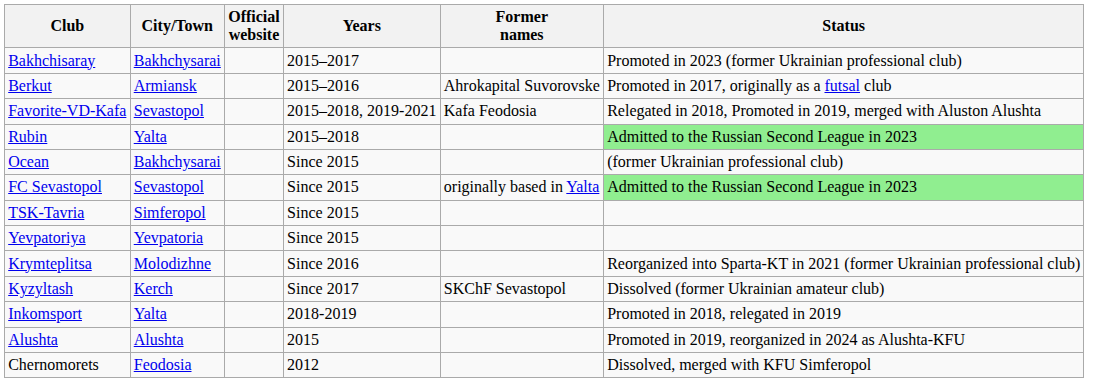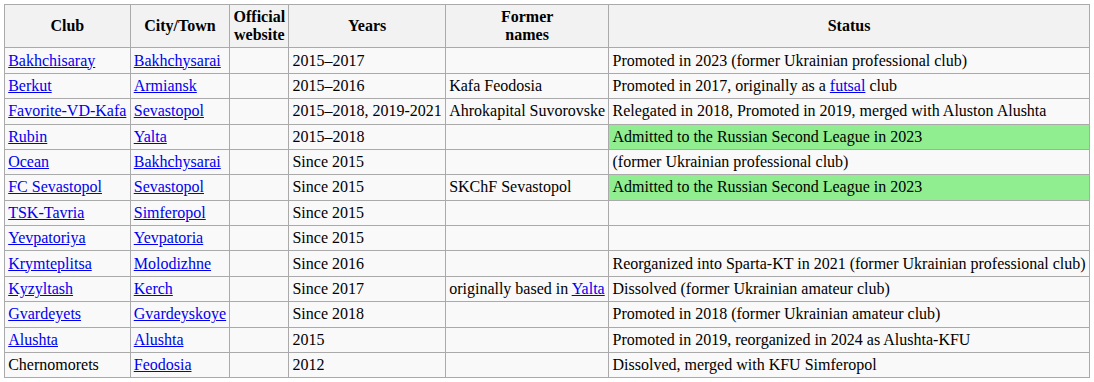(522, 85) Ahrokapital Suvorovske -> (496, 85) Kafa Feodosia
(490, 111) Kafa Feodosia -> (527, 111) Ahrokapital Suvorovske
(522, 187) originally based in Yalta -> (510, 187) SKChF Sevastopol
(505, 288) SKChF Sevastopol -> (527, 288) originally based in Yalta
+ row: (45, 314)
- row: (45, 314)
